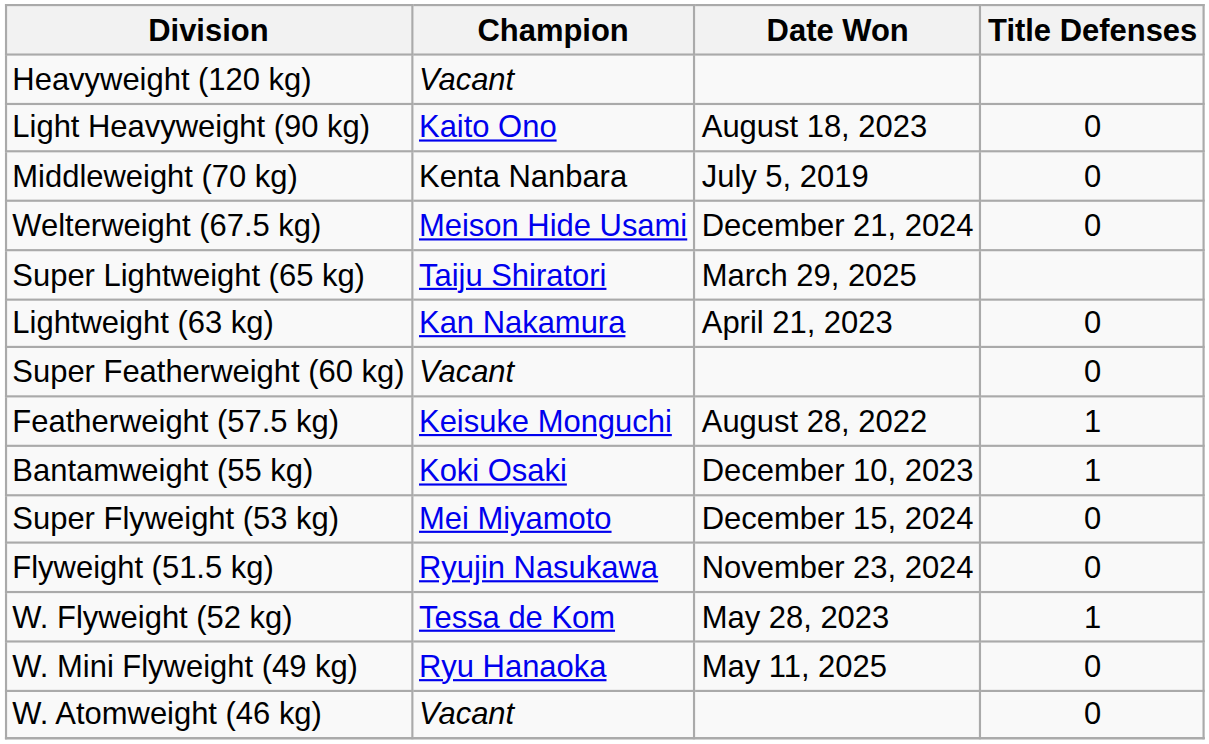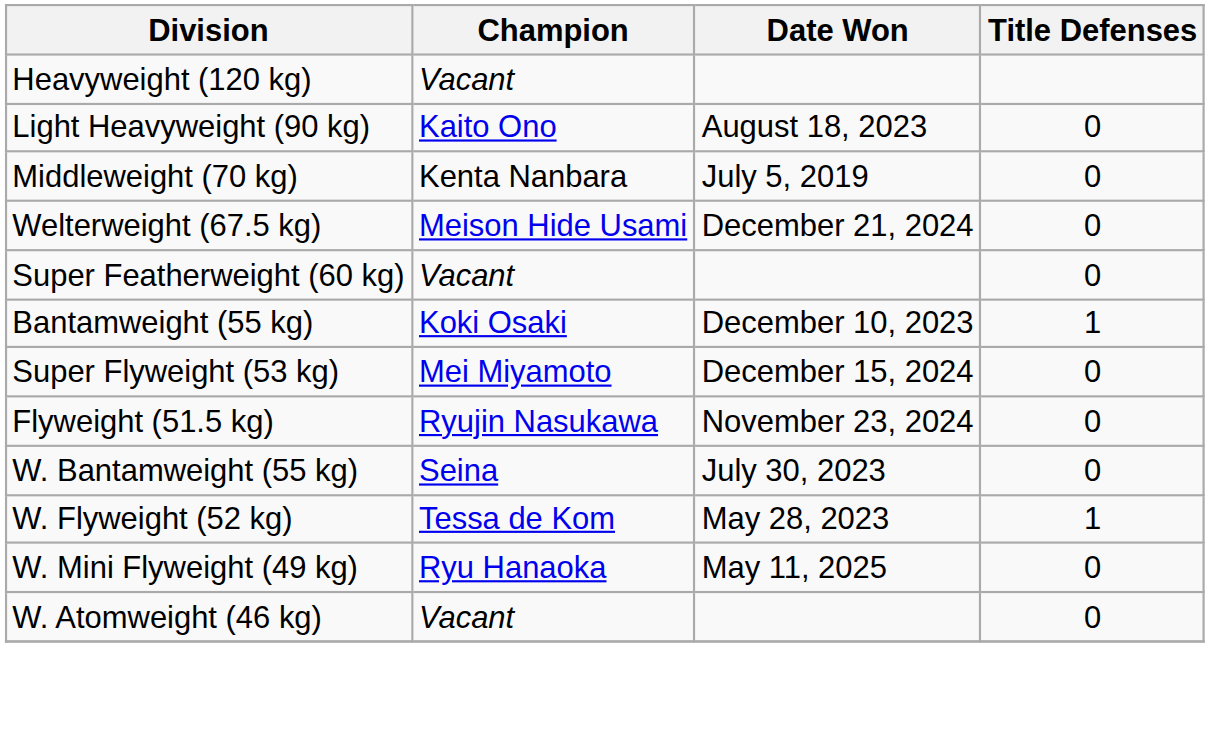- row: (189, 274)
- row: (143, 323)
- row: (176, 421)
+ row: (185, 470)
